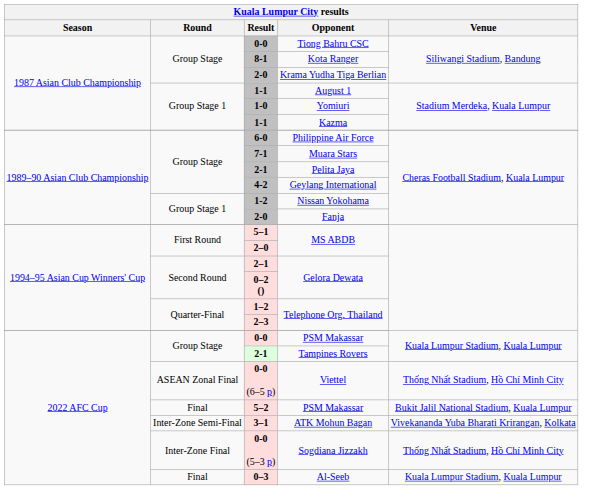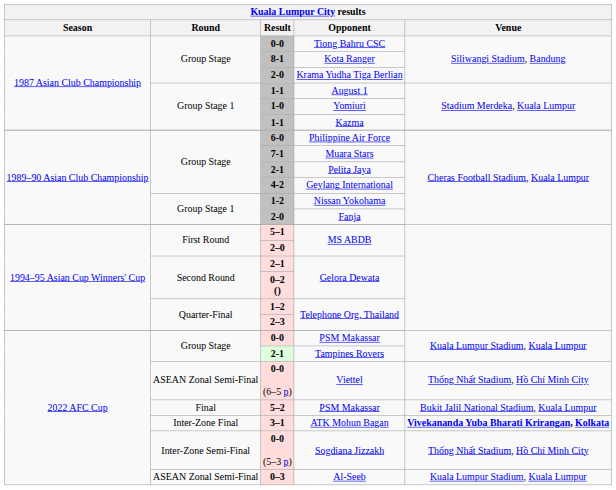(197, 380) ASEAN Zonal Final -> (206, 380) ASEAN Zonal Semi-Final
(197, 423) Inter-Zone Semi-Final -> (206, 423) Inter-Zone Final
(483, 423) normal -> (508, 423) bold
(197, 450) Inter-Zone Final -> (206, 450) Inter-Zone Semi-Final
(197, 477) Final -> (206, 477) ASEAN Zonal Semi-Final
